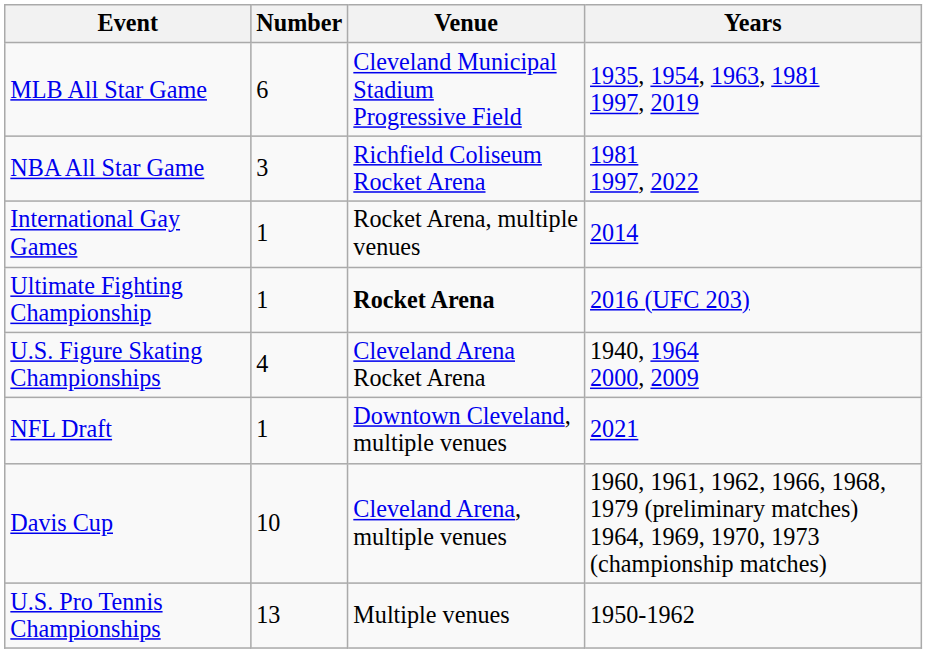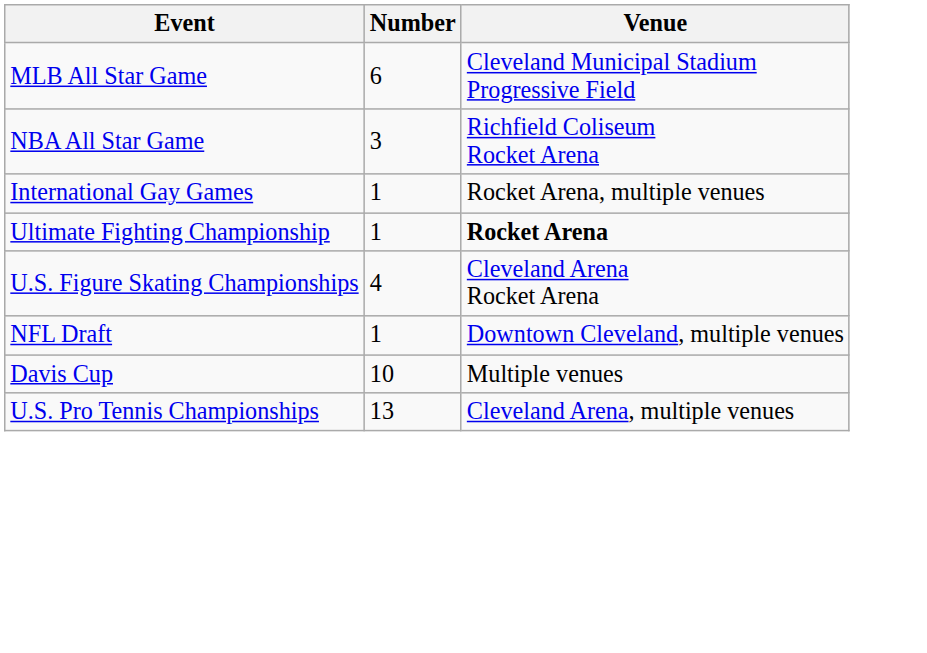- column: (753, 23)
(437, 522) Cleveland Arena, multiple venues -> (545, 373) Multiple venues
(432, 615) Multiple venues -> (631, 411) Cleveland Arena, multiple venues
